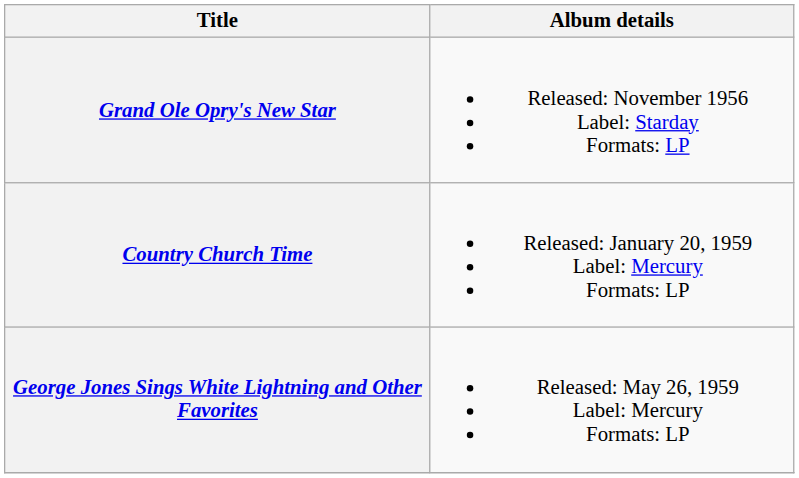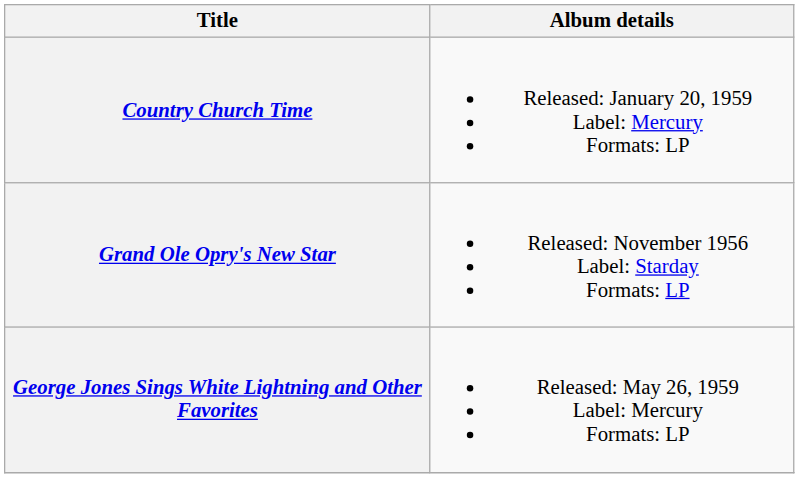rows swapped: (217, 109) <-> (217, 254)
